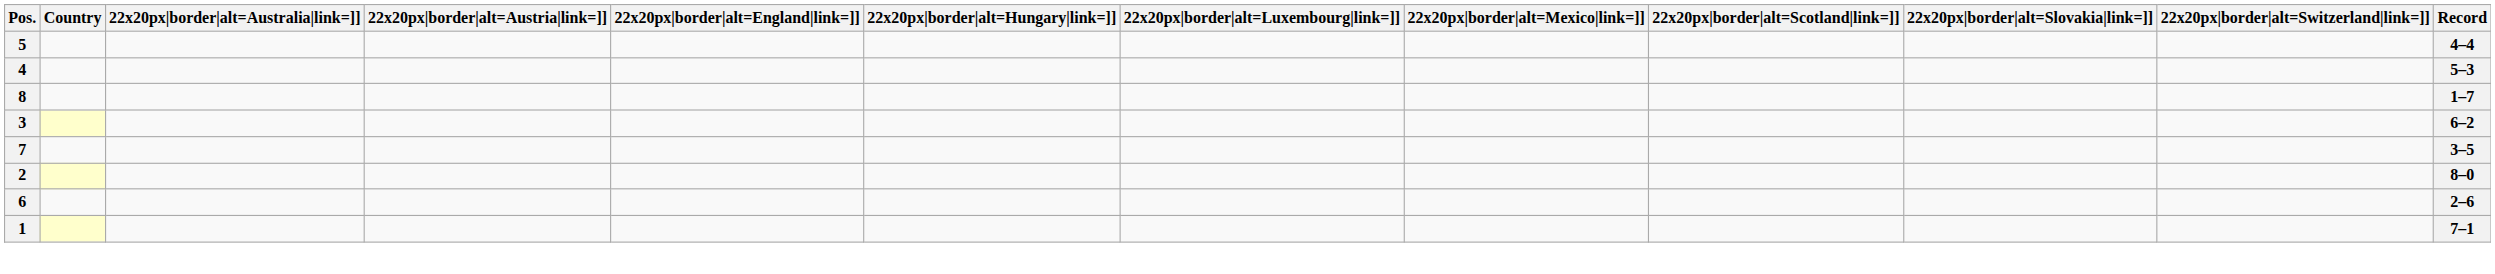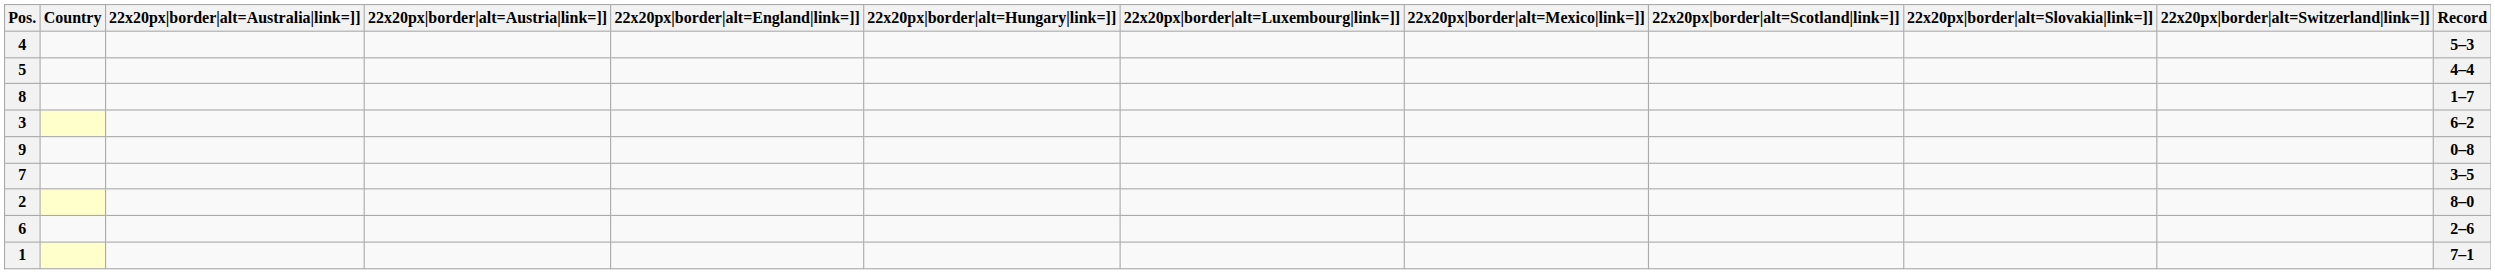rows swapped: (22, 70) <-> (22, 44)
+ row: (22, 149)
